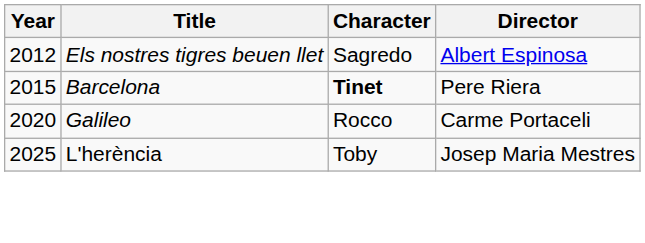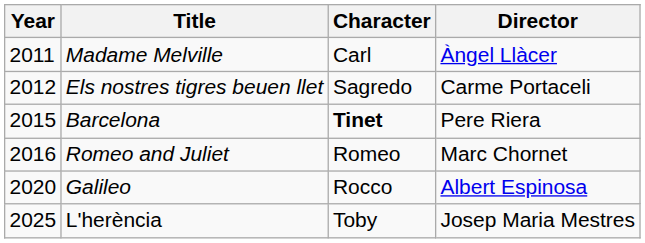+ row: (144, 54)
(514, 54) Albert Espinosa -> (516, 87) Carme Portaceli
+ row: (147, 154)
(516, 120) Carme Portaceli -> (514, 187) Albert Espinosa
